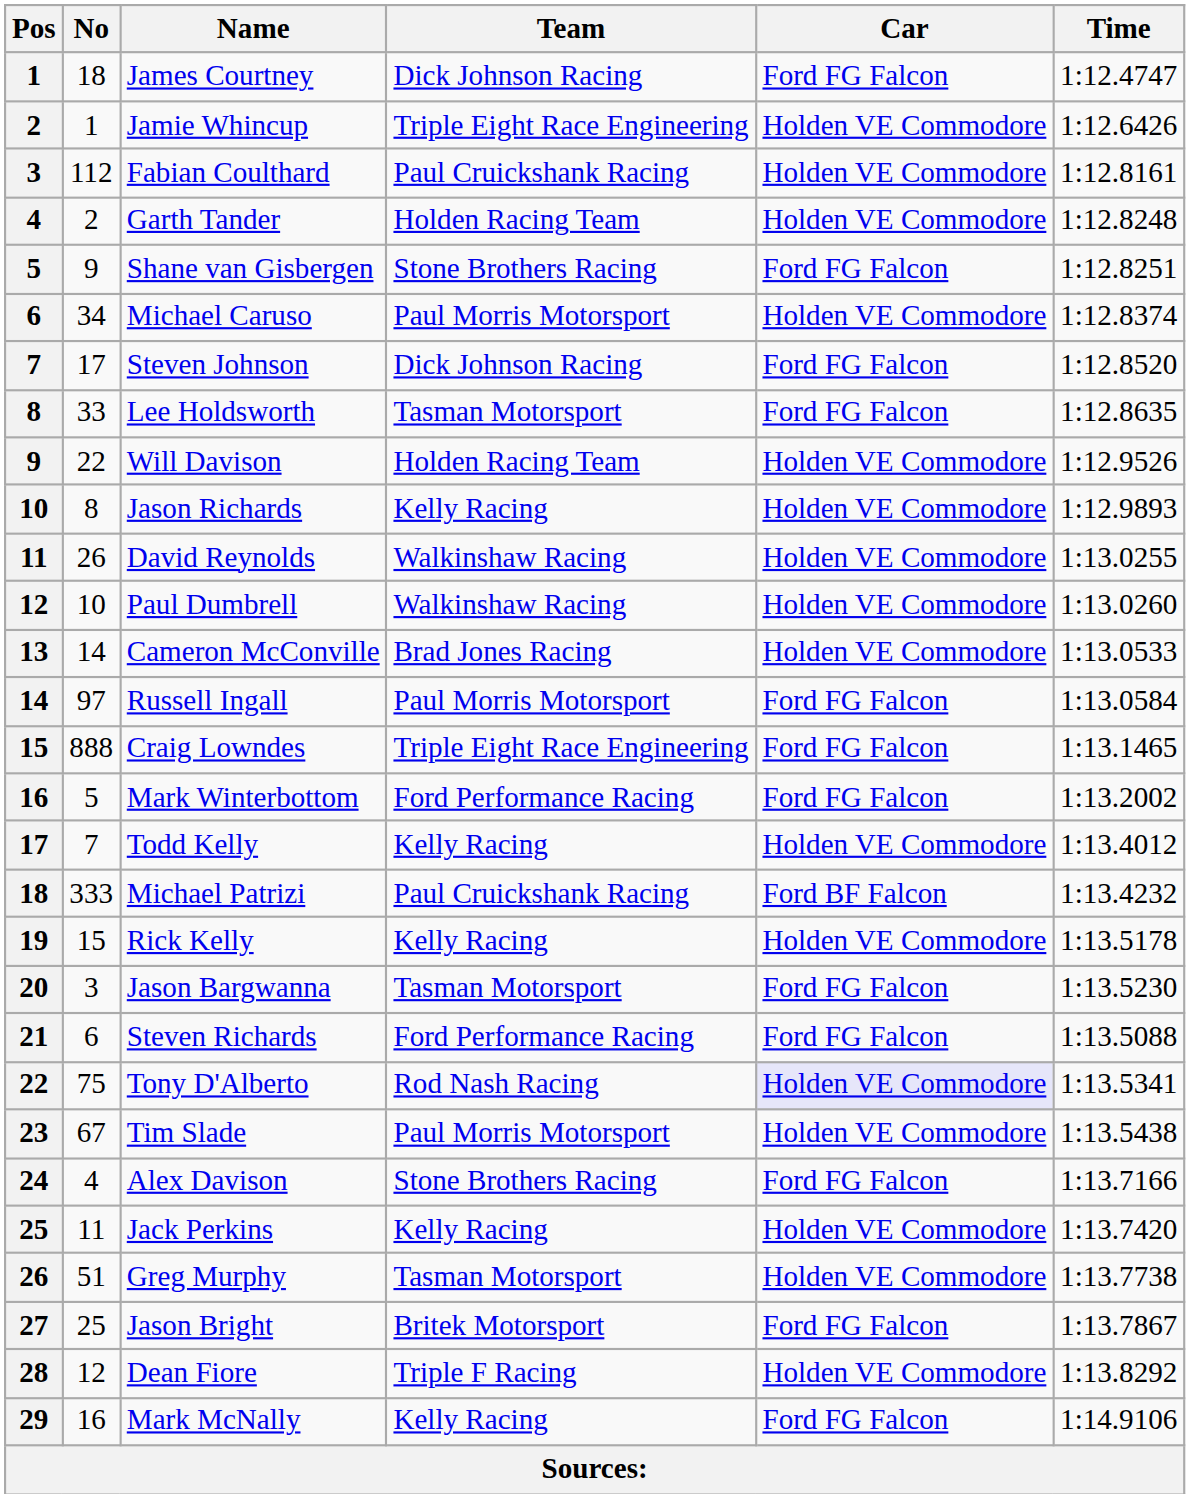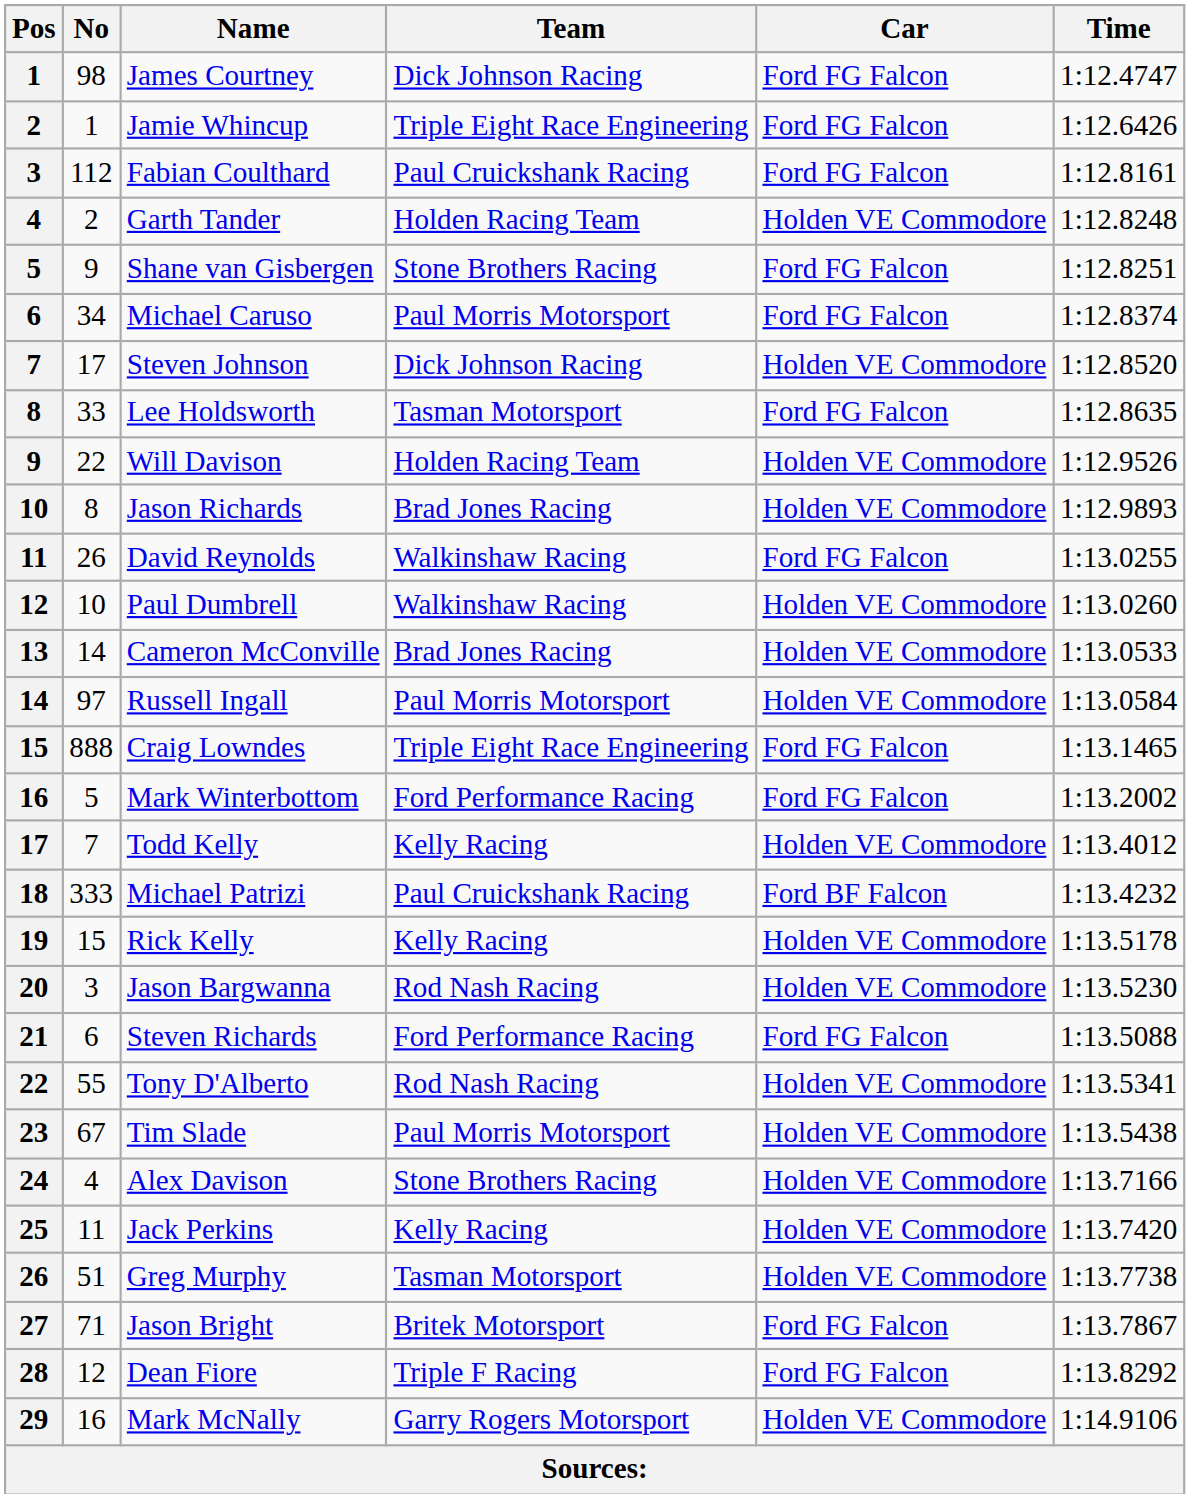(91, 76) 18 -> (91, 76) 98
(904, 124) Holden VE Commodore -> (855, 124) Ford FG Falcon
(904, 172) Holden VE Commodore -> (855, 172) Ford FG Falcon
(904, 316) Holden VE Commodore -> (855, 316) Ford FG Falcon
(855, 364) Ford FG Falcon -> (904, 364) Holden VE Commodore
(471, 508) Kelly Racing -> (503, 508) Brad Jones Racing
(904, 556) Holden VE Commodore -> (855, 556) Ford FG Falcon
(855, 700) Ford FG Falcon -> (904, 700) Holden VE Commodore
(508, 988) Tasman Motorsport -> (496, 988) Rod Nash Racing
(855, 988) Ford FG Falcon -> (904, 988) Holden VE Commodore
(91, 1084) 75 -> (91, 1084) 55
(904, 1084) lavender background -> (904, 1084) no background
(855, 1180) Ford FG Falcon -> (904, 1180) Holden VE Commodore
(91, 1324) 25 -> (91, 1324) 71
(904, 1372) Holden VE Commodore -> (855, 1372) Ford FG Falcon
(471, 1420) Kelly Racing -> (541, 1420) Garry Rogers Motorsport
(855, 1420) Ford FG Falcon -> (904, 1420) Holden VE Commodore
